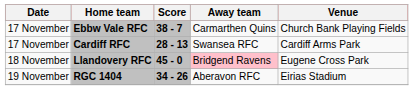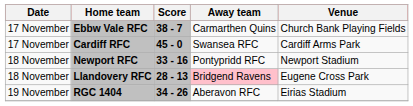(172, 45) 28 - 13 -> (169, 45) 45 - 0
+ row: (106, 61)
(169, 61) 45 - 0 -> (172, 77) 28 - 13
